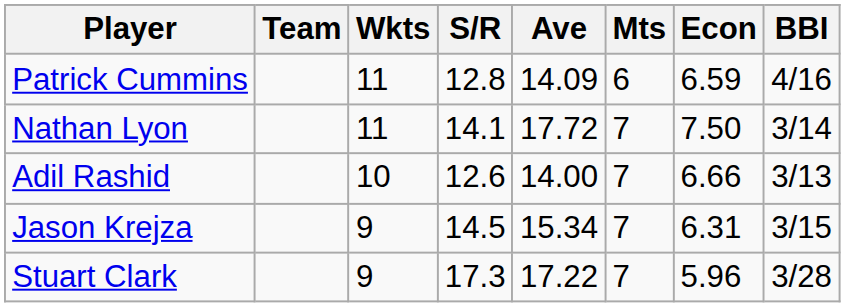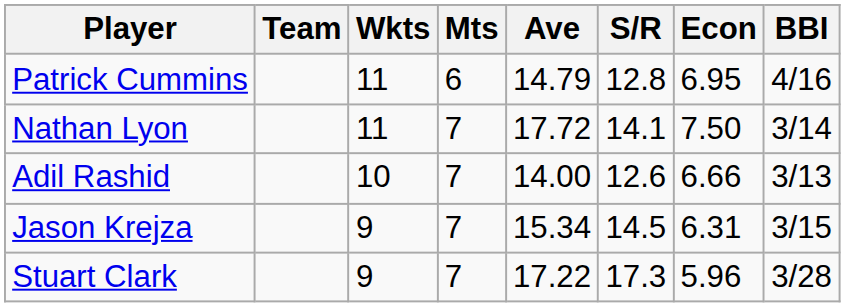columns swapped: (639, 29) <-> (475, 29)
(559, 78) 14.09 -> (552, 78) 14.79
(711, 78) 6.59 -> (711, 78) 6.95
